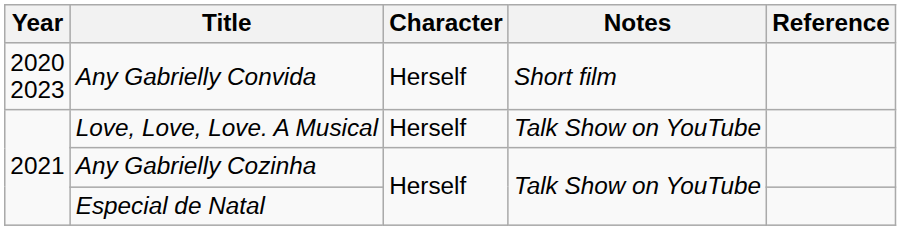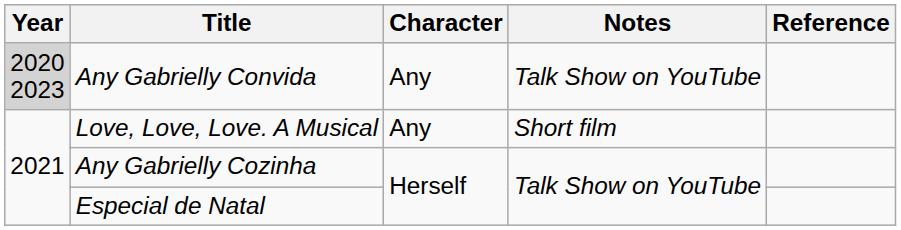(37, 76) no background -> (37, 76) lightgrey background
(428, 76) Herself -> (410, 76) Any
(565, 76) Short film -> (638, 76) Talk Show on YouTube
(428, 128) Herself -> (410, 128) Any
(638, 128) Talk Show on YouTube -> (565, 128) Short film
